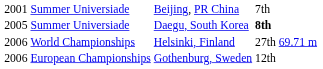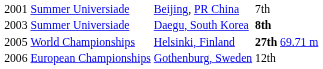(16, 25) 2005 -> (16, 25) 2003
(16, 42) 2006 -> (16, 42) 2005
(265, 42) normal -> (266, 42) bold
